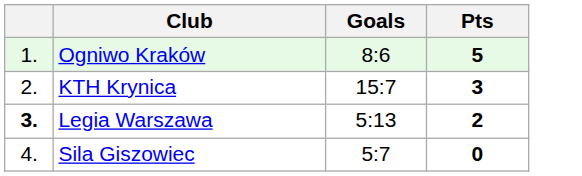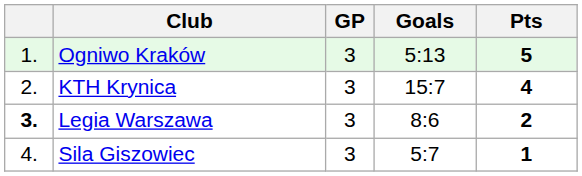+ column: (350, 21)
(376, 54) 8:6 -> (425, 54) 5:13
(477, 87) 3 -> (526, 87) 4
(376, 120) 5:13 -> (425, 120) 8:6
(477, 154) 0 -> (526, 154) 1
